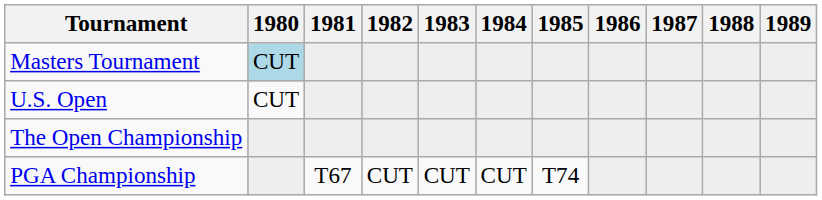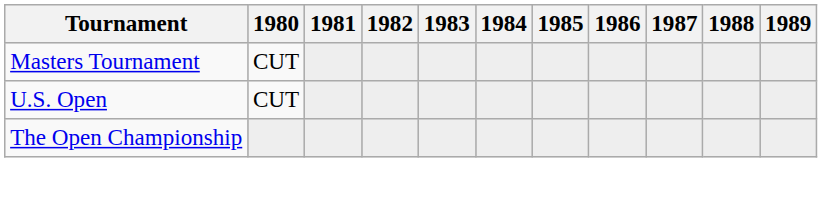(276, 61) lightblue background -> (276, 61) no background
- row: (103, 176)
